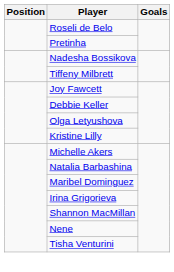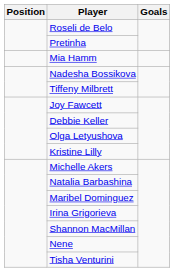+ row: (73, 58)
